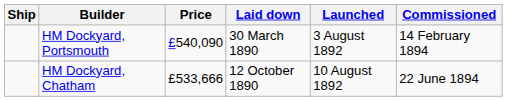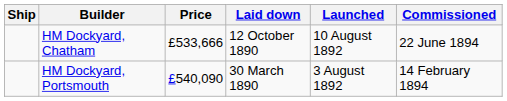rows swapped: (83, 43) <-> (83, 78)
